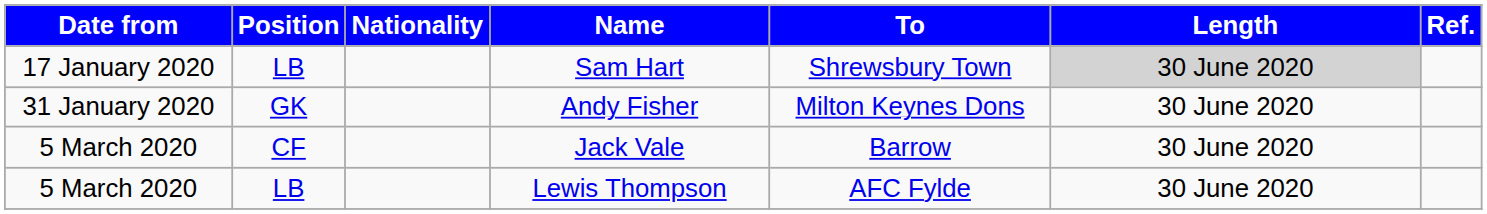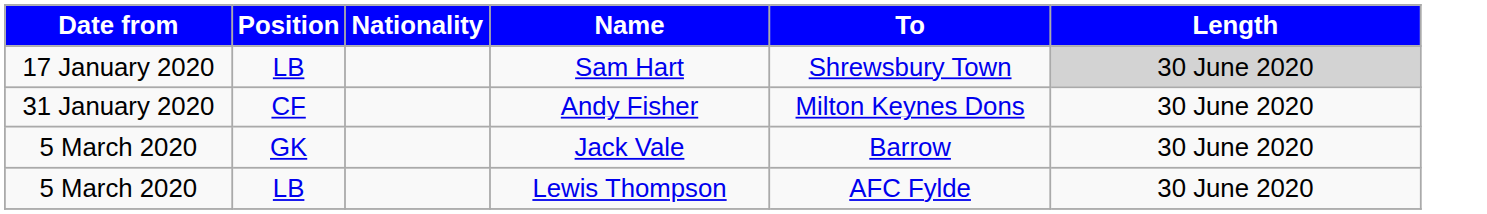- column: (1451, 26)
(289, 107) GK -> (289, 107) CF
(289, 148) CF -> (289, 148) GK
